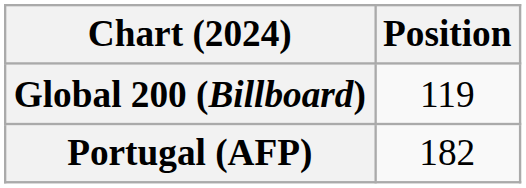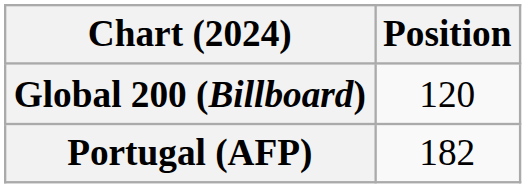(447, 93) 119 -> (447, 93) 120
